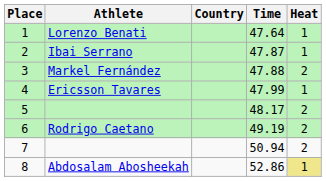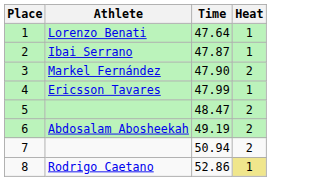- column: (219, 14)
(267, 71) 47.88 -> (212, 71) 47.90
(267, 109) 48.17 -> (212, 109) 48.47
(101, 128) Rodrigo Caetano -> (118, 128) Abdosalam Abosheekah
(118, 167) Abdosalam Abosheekah -> (101, 167) Rodrigo Caetano
